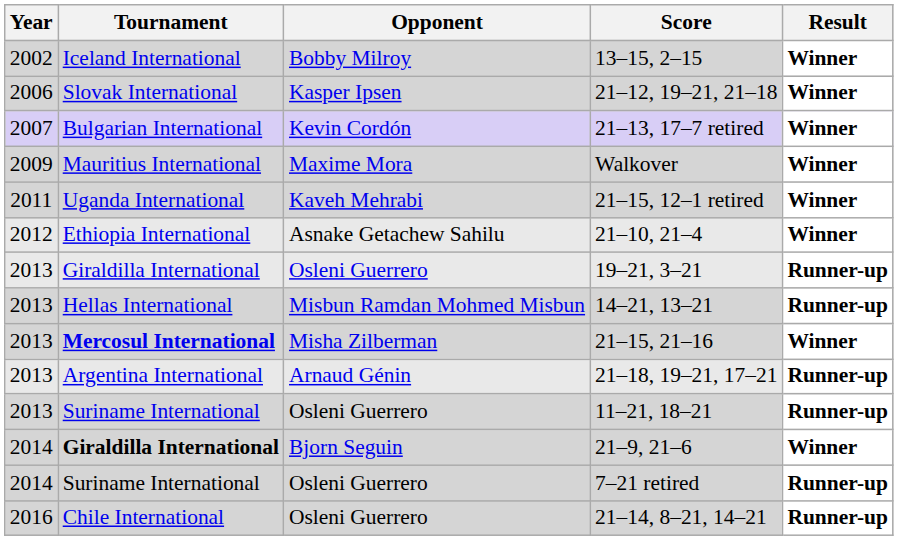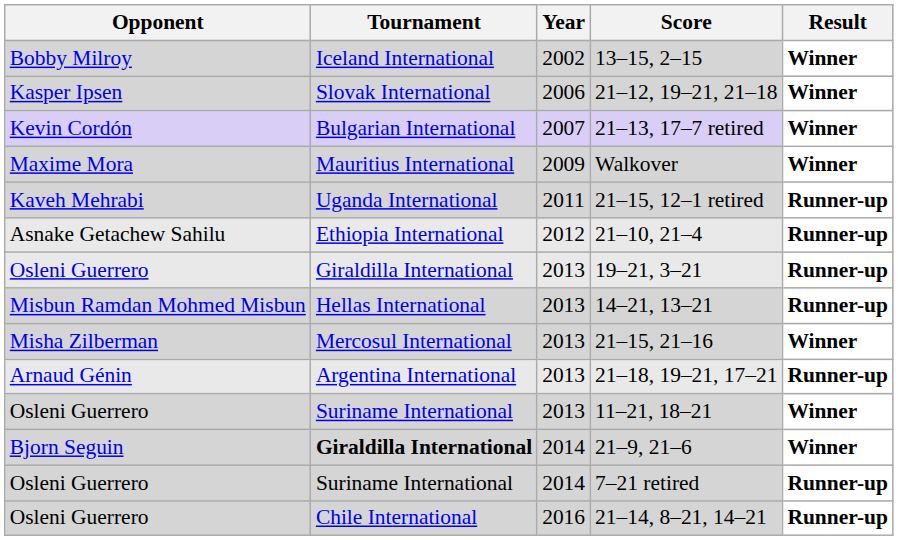columns swapped: (31, 22) <-> (437, 22)
(822, 199) Winner -> (838, 199) Runner-up
(822, 234) Winner -> (838, 234) Runner-up
(169, 341) bold -> (414, 341) normal
(838, 411) Runner-up -> (822, 411) Winner
